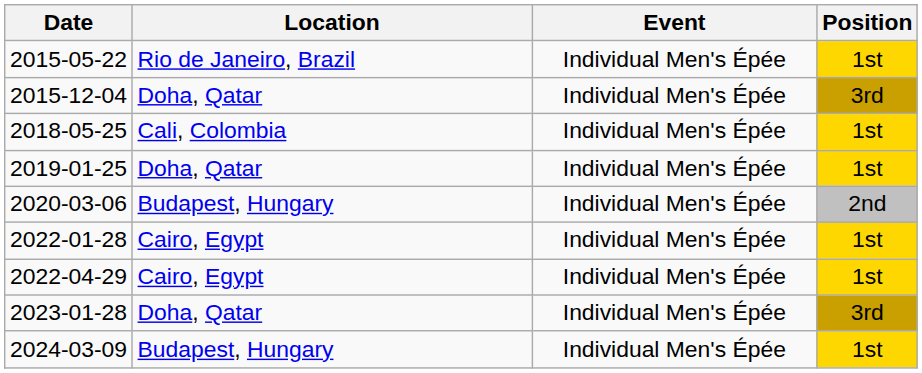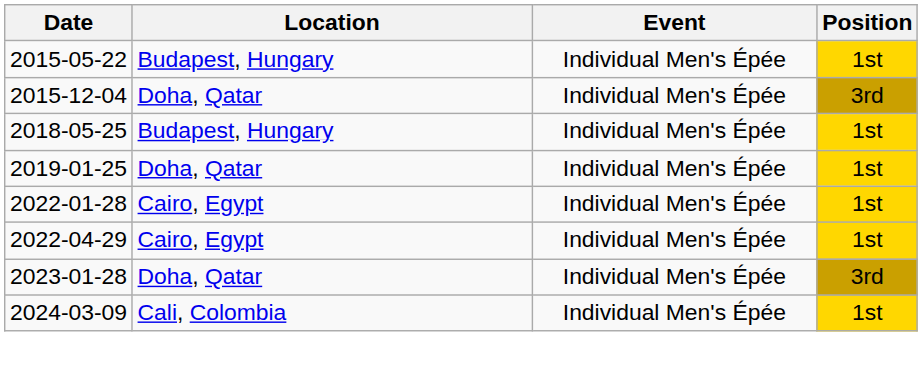(246, 58) Rio de Janeiro, Brazil -> (236, 58) Budapest, Hungary
(212, 131) Cali, Colombia -> (236, 131) Budapest, Hungary
- row: (69, 204)
(236, 349) Budapest, Hungary -> (212, 312) Cali, Colombia
